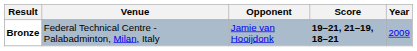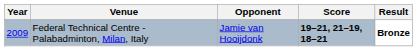columns swapped: (399, 12) <-> (23, 12)
